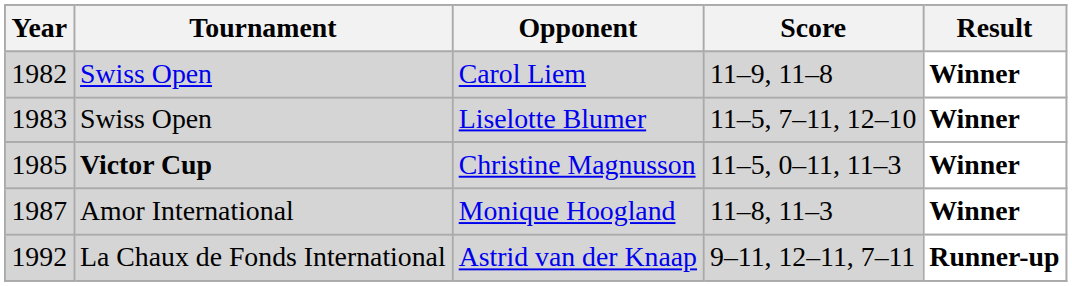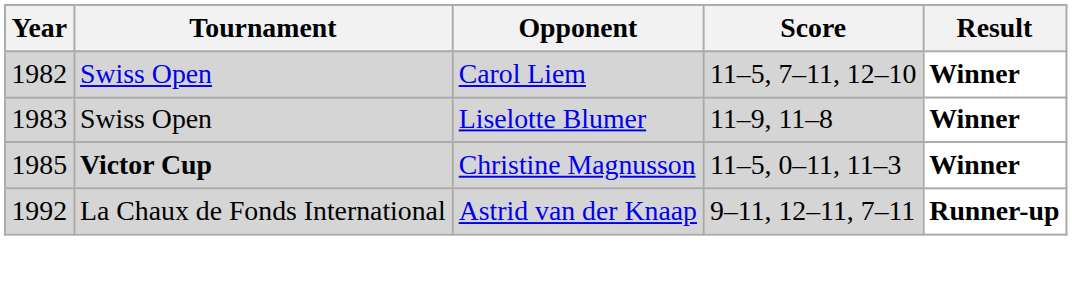(772, 73) 11–9, 11–8 -> (813, 73) 11–5, 7–11, 12–10
(813, 119) 11–5, 7–11, 12–10 -> (772, 119) 11–9, 11–8
- row: (567, 211)
